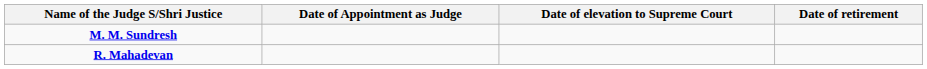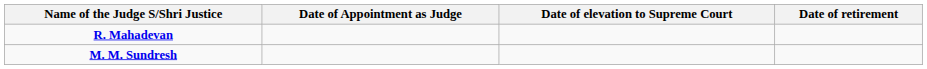rows swapped: (133, 34) <-> (133, 54)
